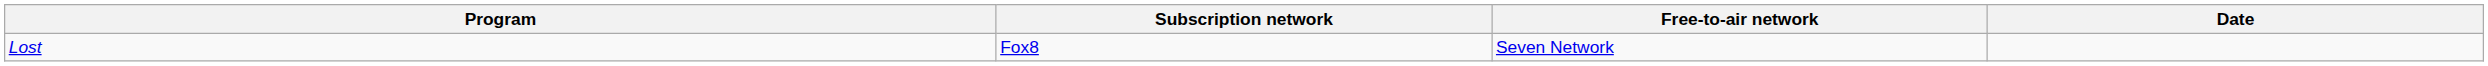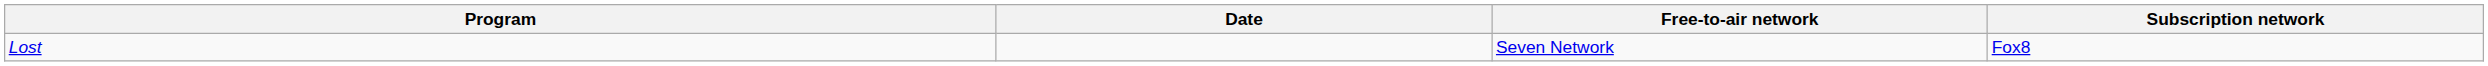columns swapped: (1244, 19) <-> (2235, 19)
